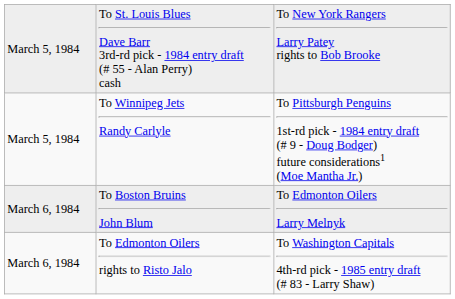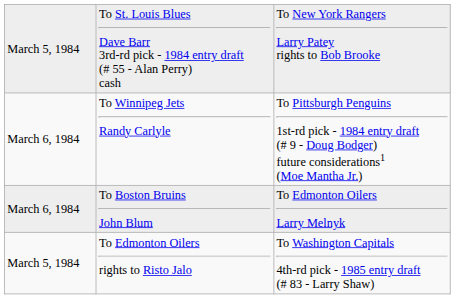(43, 139) March 5, 1984 -> (43, 139) March 6, 1984
(43, 263) March 6, 1984 -> (43, 263) March 5, 1984
